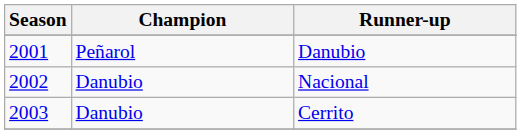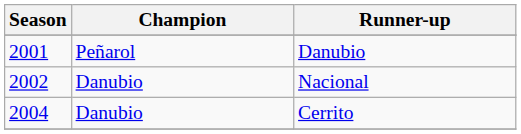(29, 112) 2003 -> (29, 112) 2004
